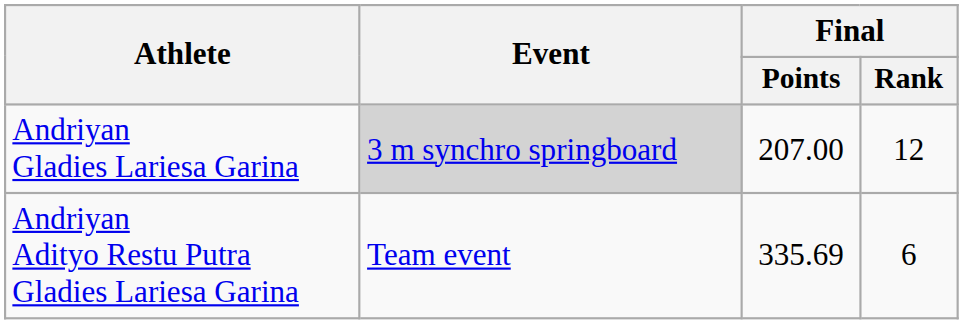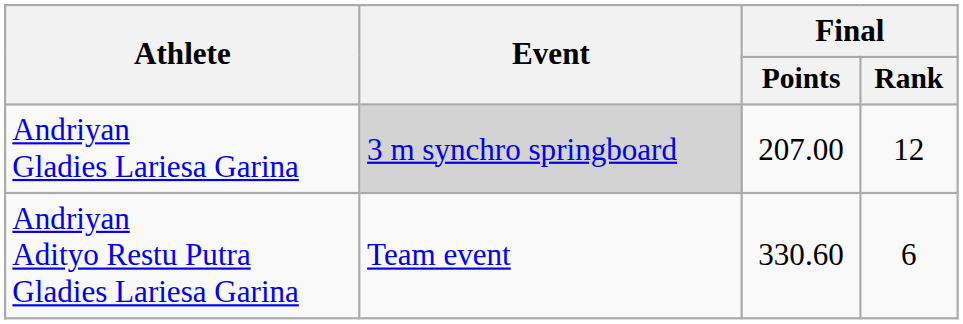(801, 255) 335.69 -> (801, 255) 330.60
